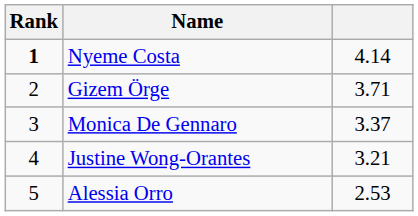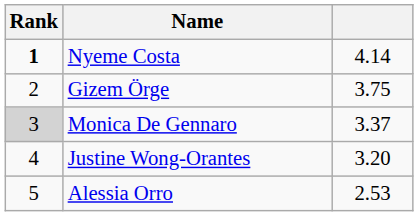(373, 90) 3.71 -> (373, 90) 3.75
(34, 124) no background -> (34, 124) lightgrey background
(373, 158) 3.21 -> (373, 158) 3.20
